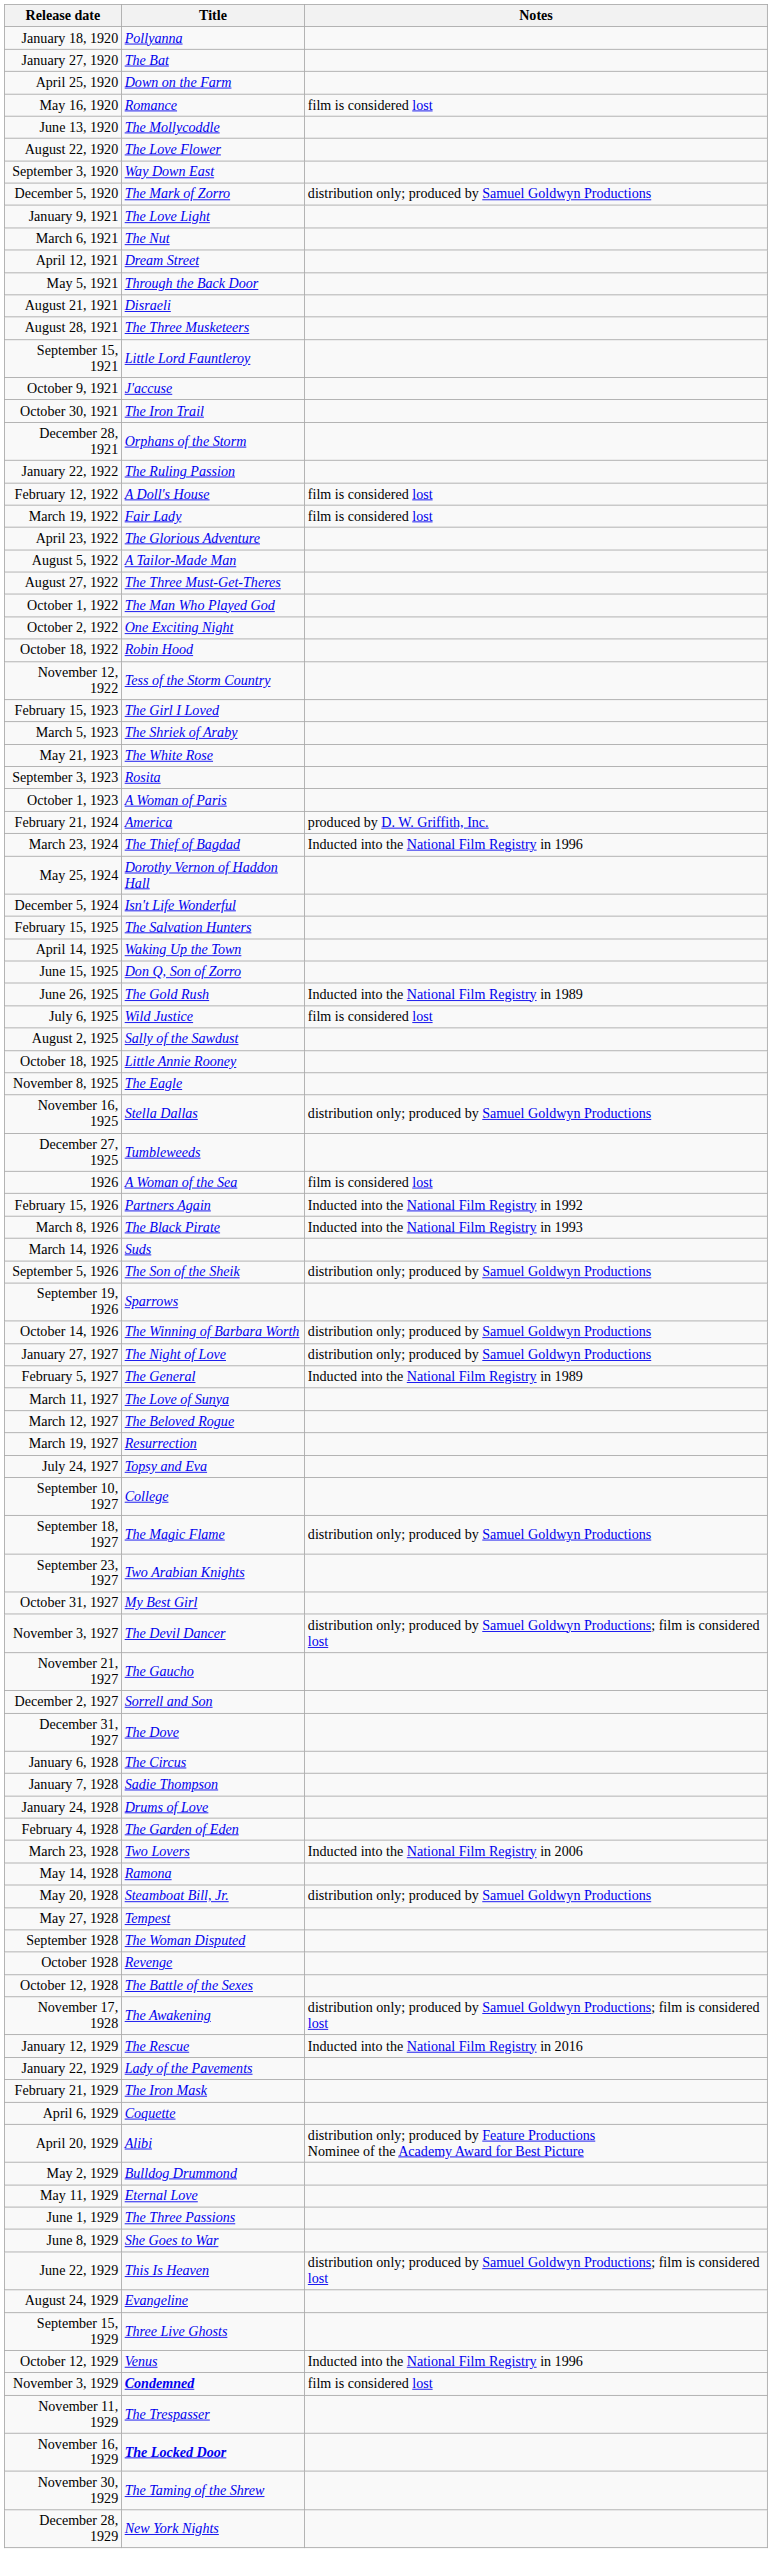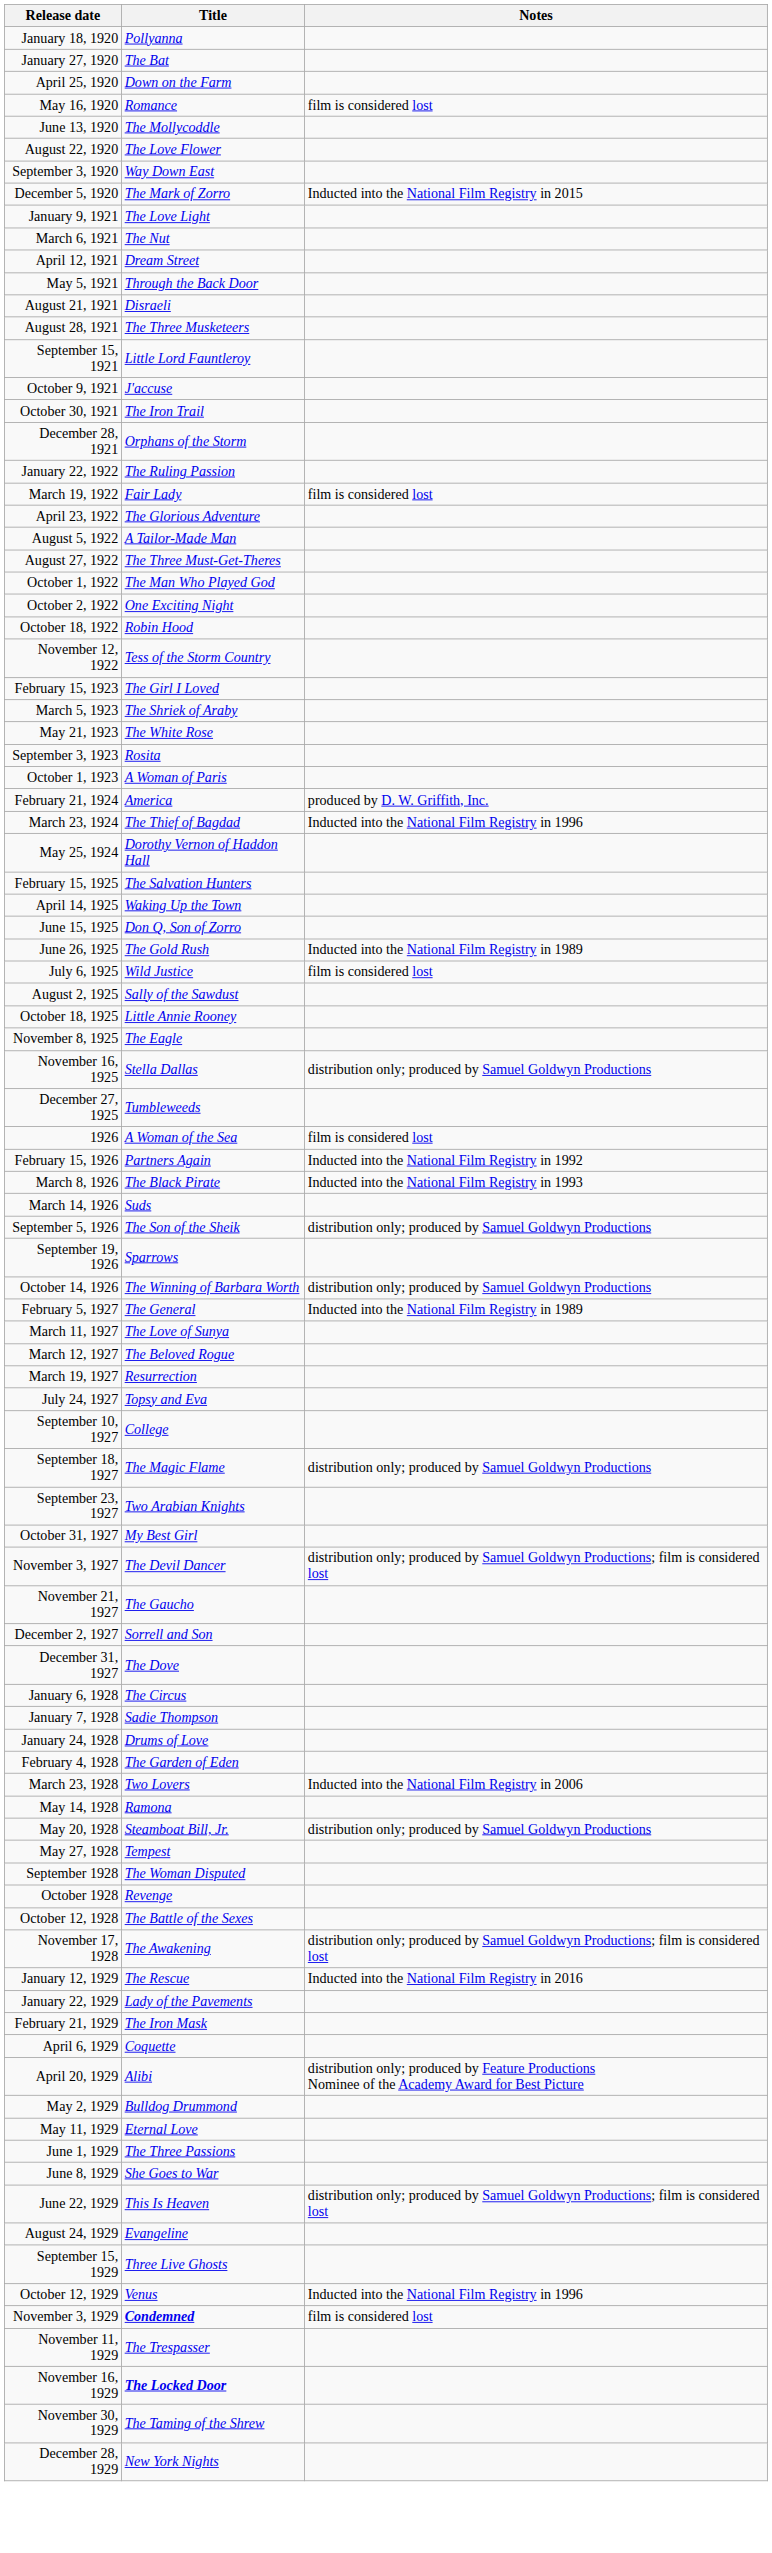(480, 194) distribution only; produced by Samuel Goldwyn Productions -> (445, 194) Inducted into the National Film Registry in 2015
- row: (66, 493)
- row: (66, 905)
- row: (70, 1354)
